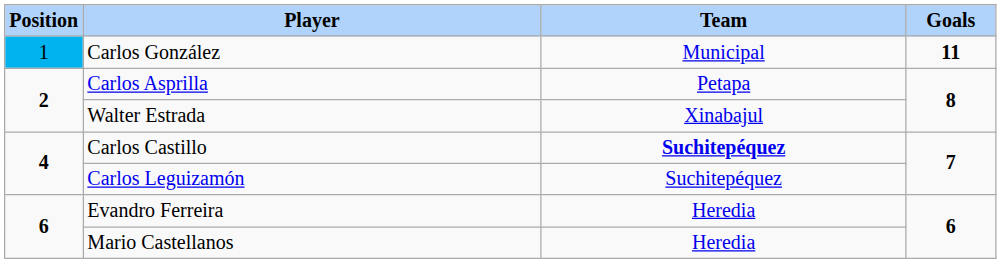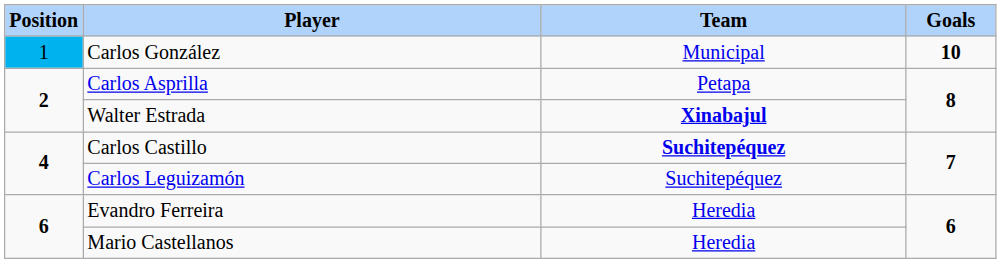(951, 52) 11 -> (951, 52) 10
(724, 115) normal -> (724, 115) bold
